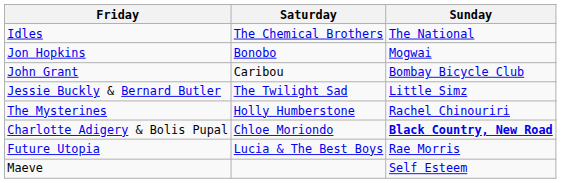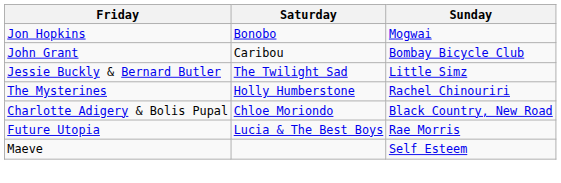- row: (25, 33)
(471, 130) bold -> (471, 110) normal
